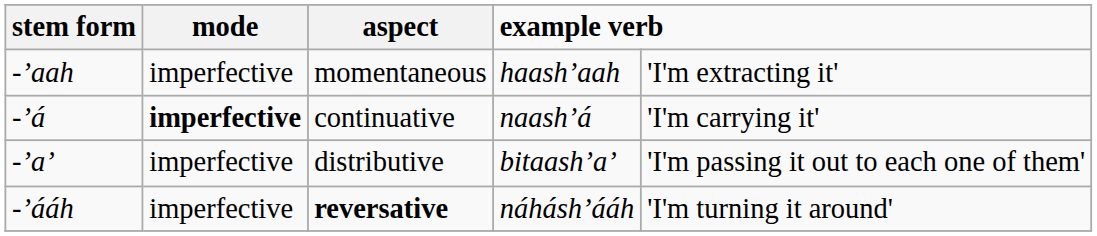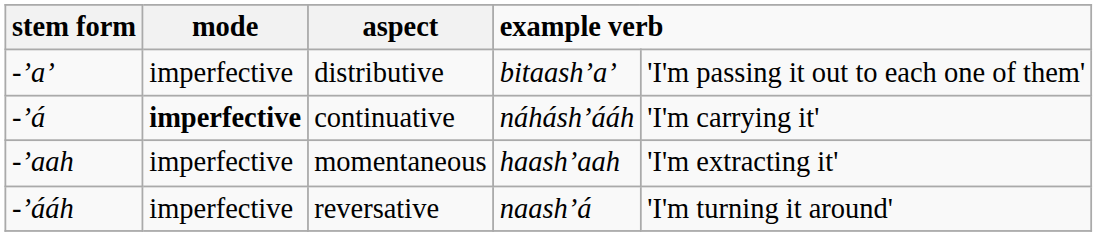rows swapped: (43, 72) <-> (33, 162)
(546, 117) naash’á -> (567, 117) náhásh’ááh
(381, 207) bold -> (377, 207) normal
(567, 207) náhásh’ááh -> (546, 207) naash’á
